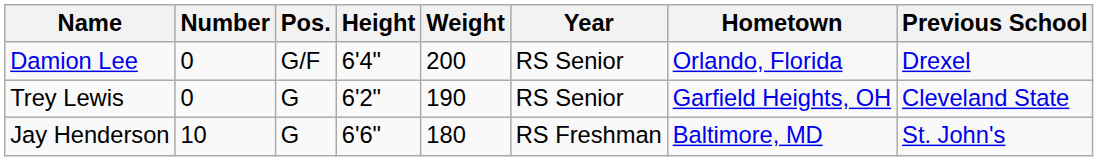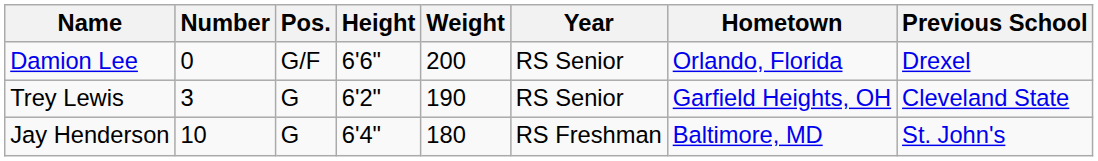(361, 60) 6'4" -> (361, 60) 6'6"
(187, 98) 0 -> (187, 98) 3
(361, 135) 6'6" -> (361, 135) 6'4"
